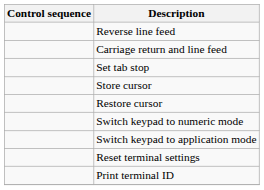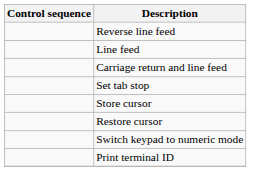+ row: (118, 49)
- row: (176, 139)
- row: (148, 157)
